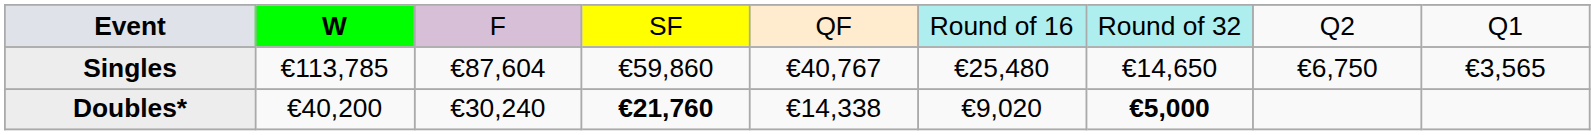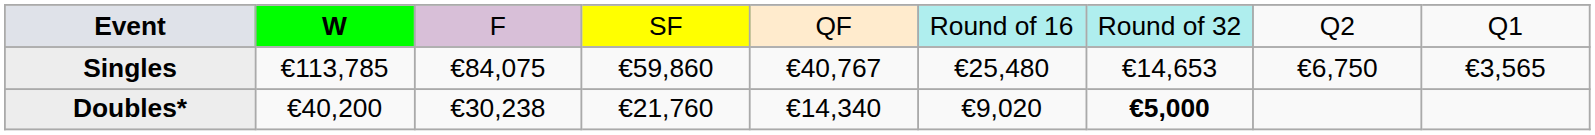(498, 68) €87,604 -> (498, 68) €84,075
(1169, 68) €14,650 -> (1169, 68) €14,653
(498, 109) €30,240 -> (498, 109) €30,238
(666, 109) bold -> (666, 109) normal
(834, 109) €14,338 -> (834, 109) €14,340
